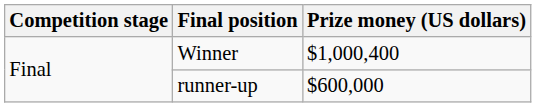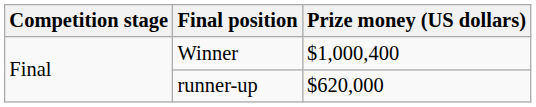(345, 85) $600,000 -> (345, 85) $620,000
